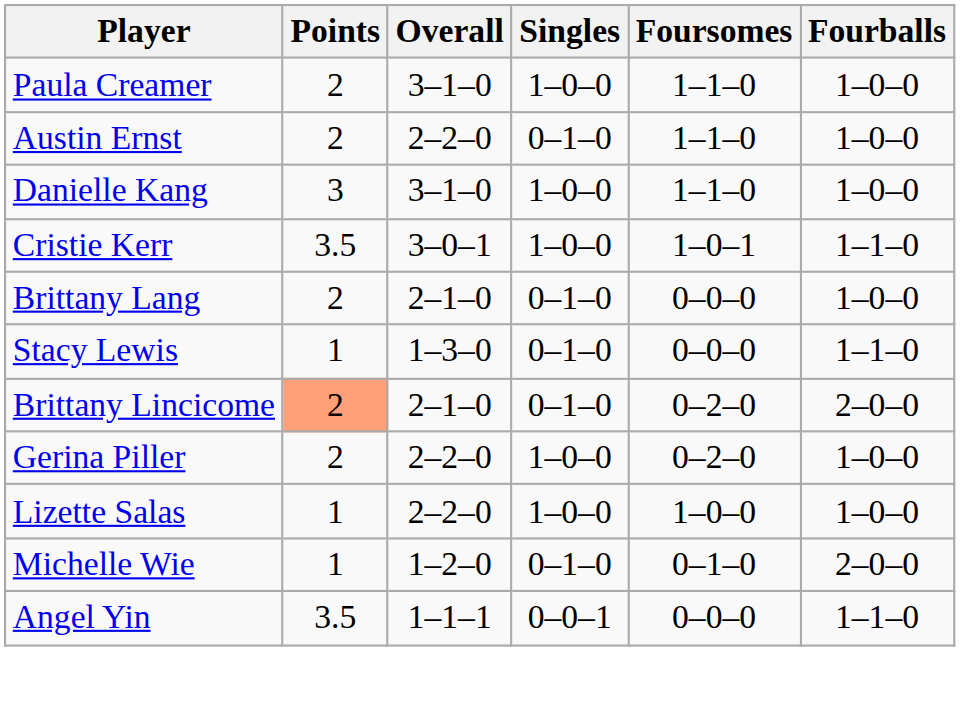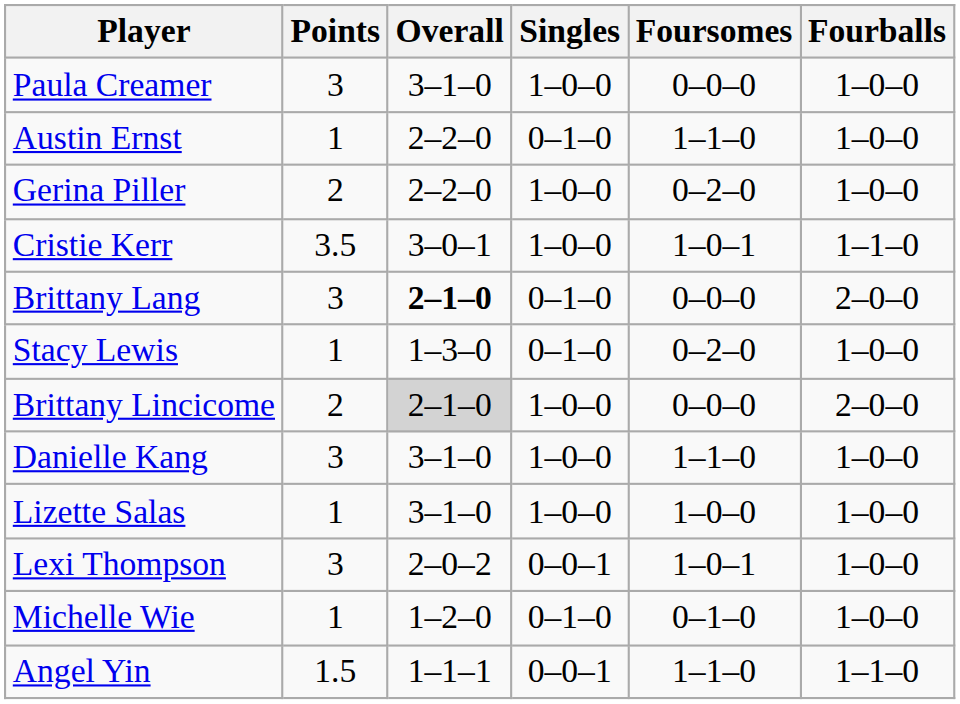(335, 84) 2 -> (335, 84) 3
(714, 84) 1–1–0 -> (714, 84) 0–0–0
(335, 137) 2 -> (335, 137) 1
rows swapped: (110, 191) <-> (99, 457)
(335, 297) 2 -> (335, 297) 3
(450, 297) normal -> (450, 297) bold
(877, 297) 1–0–0 -> (877, 297) 2–0–0
(714, 350) 0–0–0 -> (714, 350) 0–2–0
(877, 350) 1–1–0 -> (877, 350) 1–0–0
(335, 404) lightsalmon background -> (335, 404) no background
(450, 404) no background -> (450, 404) lightgrey background
(570, 404) 0–1–0 -> (570, 404) 1–0–0
(714, 404) 0–2–0 -> (714, 404) 0–0–0
(450, 510) 2–2–0 -> (450, 510) 3–1–0
+ row: (119, 564)
(877, 564) 2–0–0 -> (877, 617) 1–0–0
(335, 617) 3.5 -> (335, 670) 1.5
(714, 617) 0–0–0 -> (714, 670) 1–1–0
